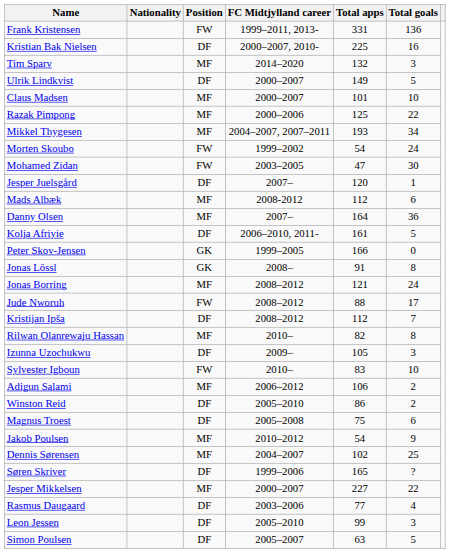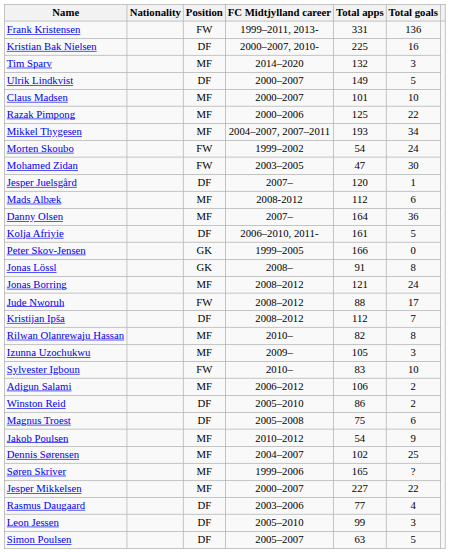(204, 353) DF -> (204, 353) MF
(204, 472) DF -> (204, 472) MF
